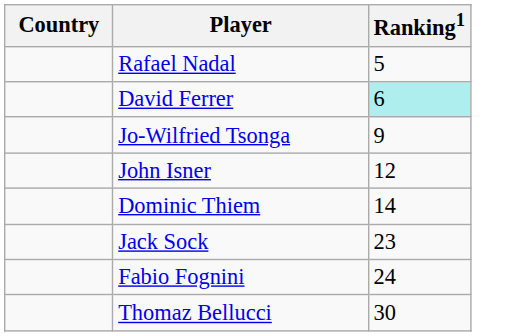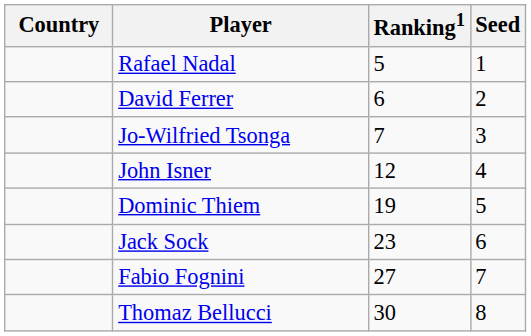+ column: (498, 25)
(379, 99) paleturquoise background -> (379, 99) no background
(379, 134) 9 -> (379, 134) 7
(385, 205) 14 -> (385, 205) 19
(385, 276) 24 -> (385, 276) 27
